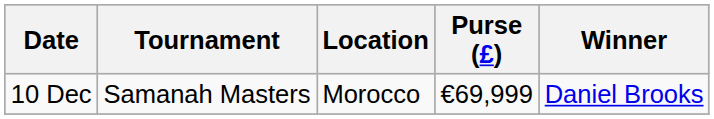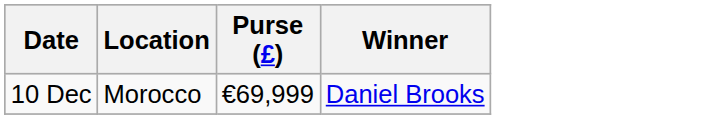- column: (207, 40)
